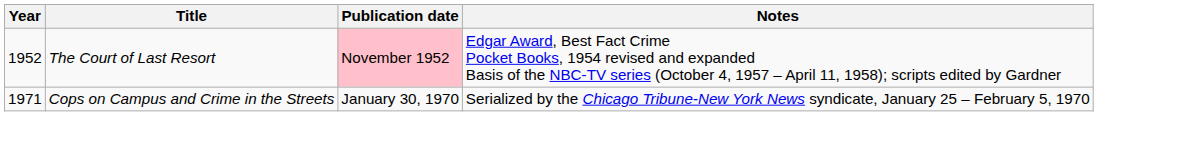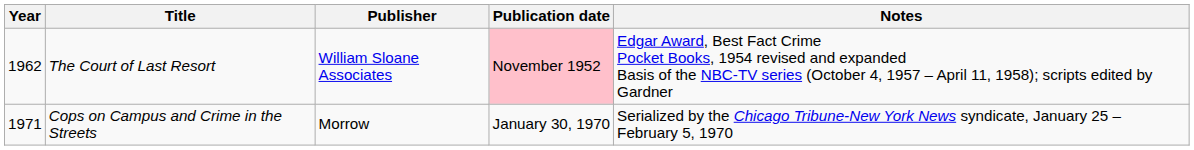+ column: (402, 16)
(25, 57) 1952 -> (25, 66) 1962
